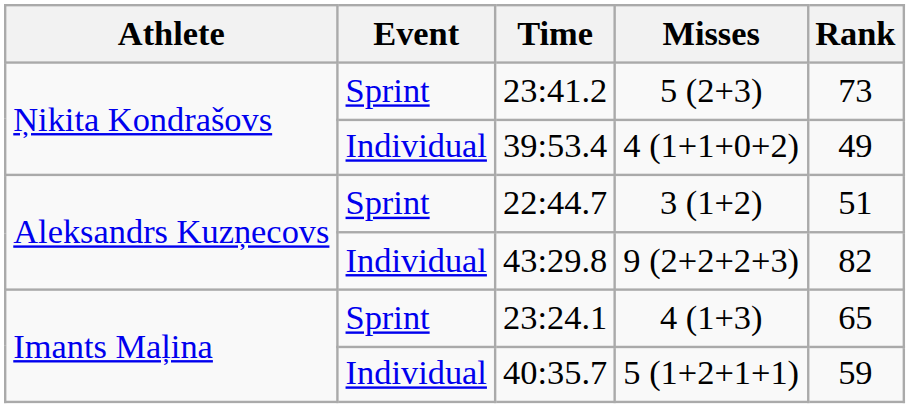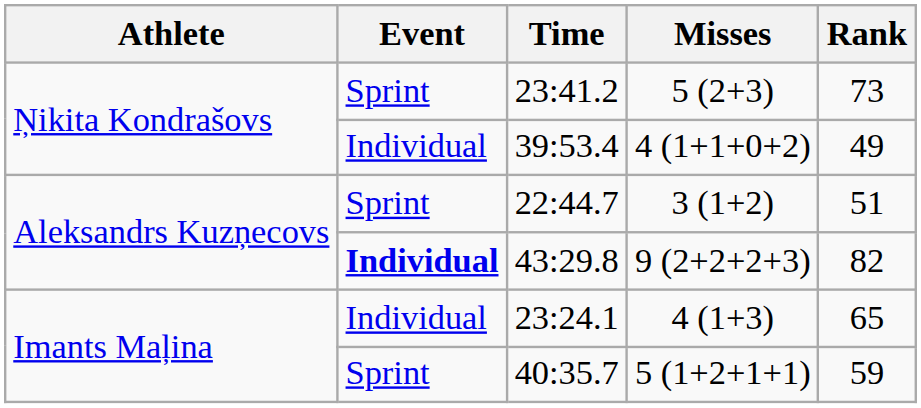(416, 260) normal -> (422, 260) bold
(388, 317) Sprint -> (416, 317) Individual
(416, 373) Individual -> (388, 373) Sprint
